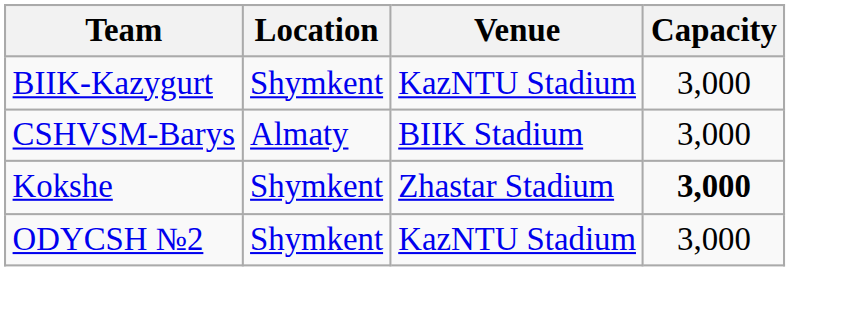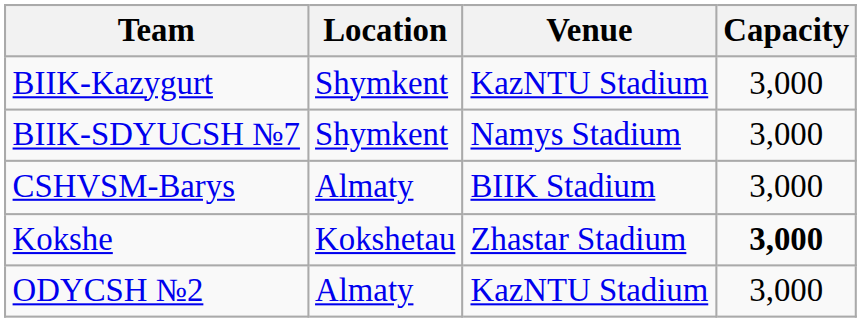+ row: (156, 134)
(317, 186) Shymkent -> (385, 238) Kokshetau
(317, 238) Shymkent -> (364, 290) Almaty
